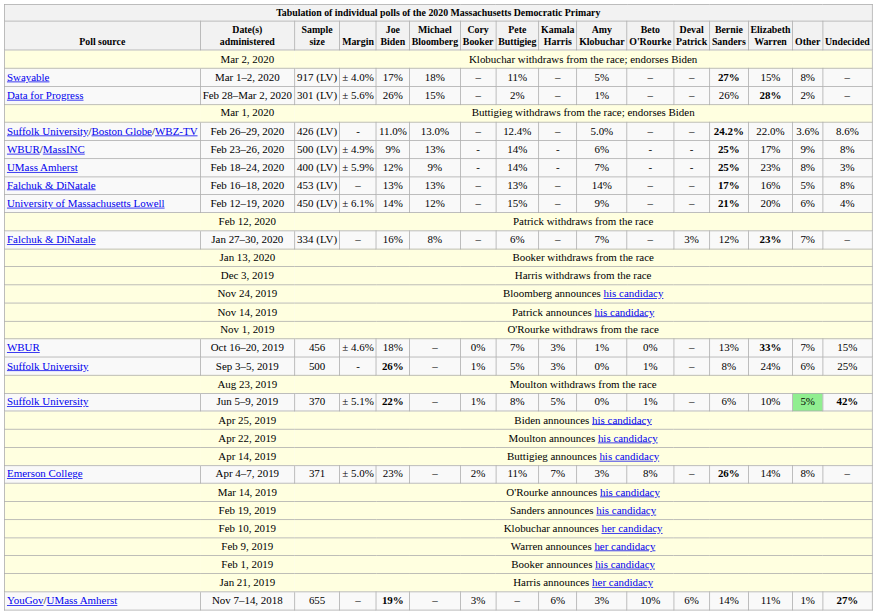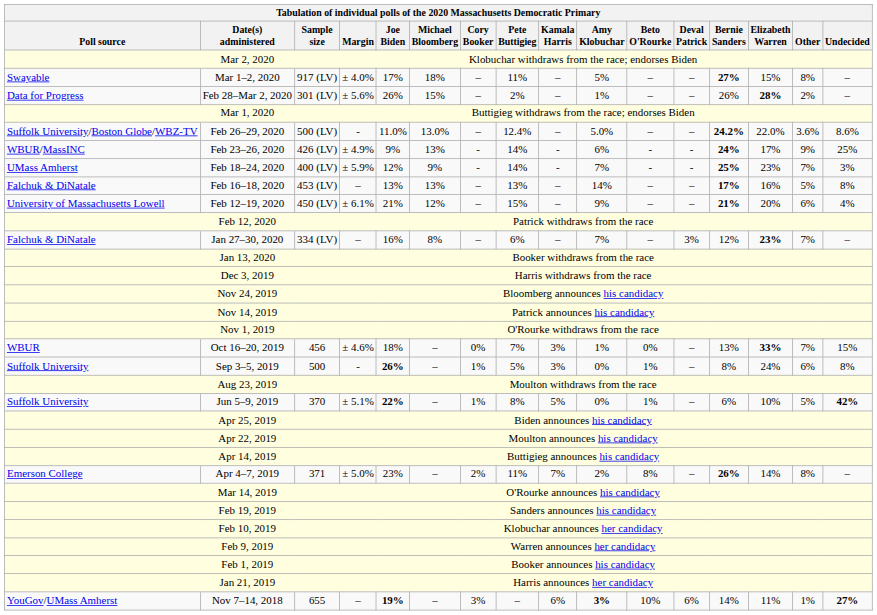(317, 131) 426 (LV) -> (317, 131) 500 (LV)
(317, 150) 500 (LV) -> (317, 150) 426 (LV)
(729, 150) 25% -> (729, 150) 24%
(847, 150) 8% -> (847, 150) 25%
(808, 168) 8% -> (808, 168) 7%
(393, 204) 14% -> (393, 204) 21%
(847, 366) 25% -> (847, 366) 8%
(808, 402) lightgreen background -> (808, 402) no background
(602, 474) 3% -> (602, 474) 2%
(602, 601) normal -> (602, 601) bold
